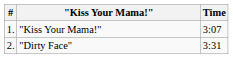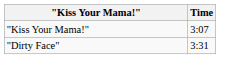- column: (11, 12)
